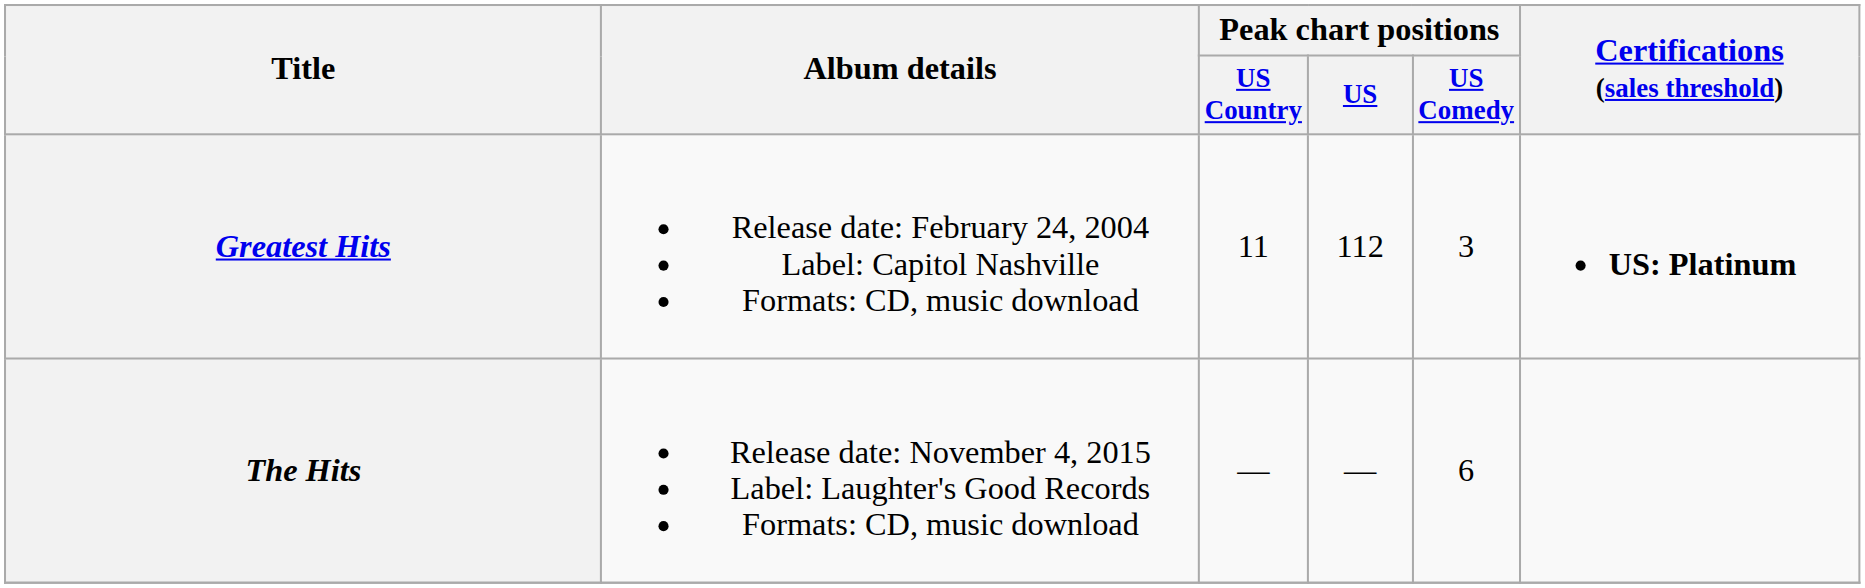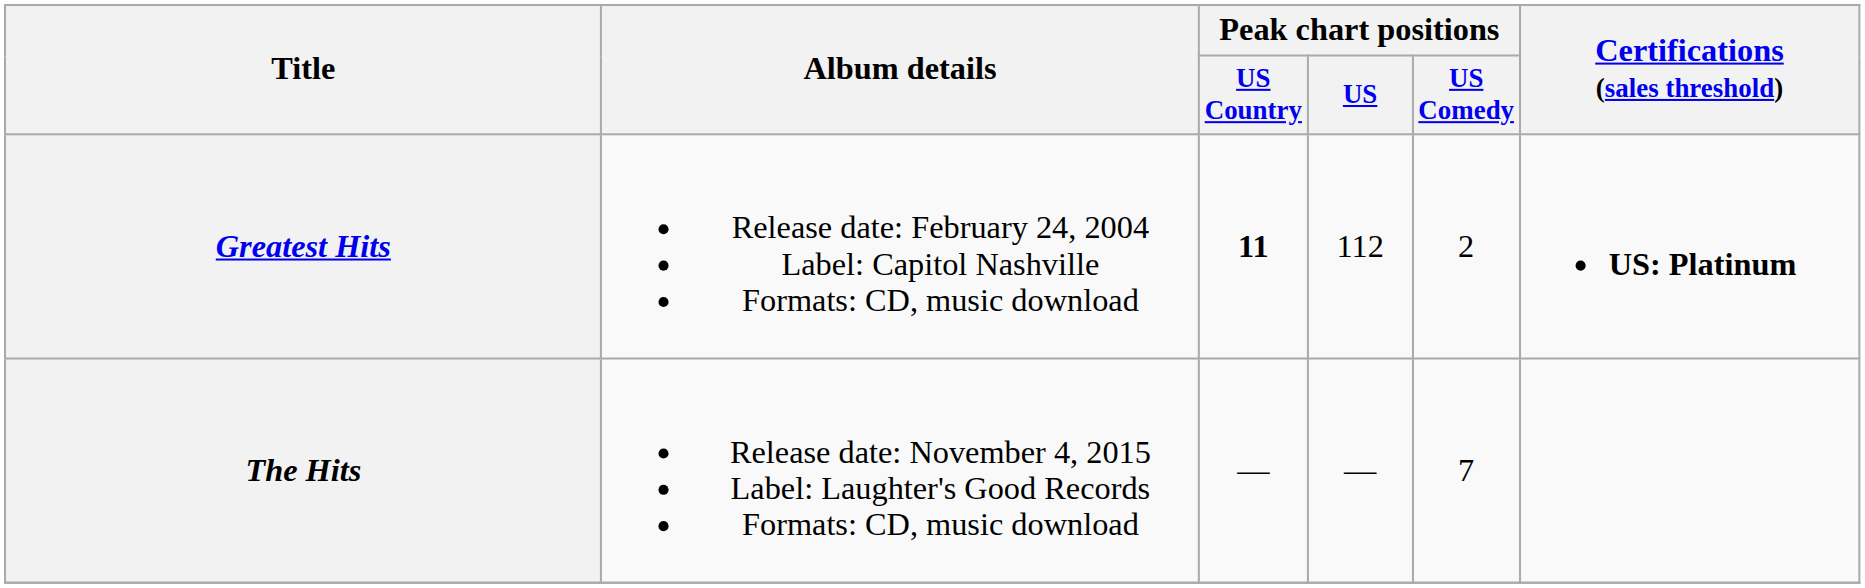(1253, 245) normal -> (1253, 245) bold
(1466, 245) 3 -> (1466, 245) 2
(1466, 470) 6 -> (1466, 470) 7
